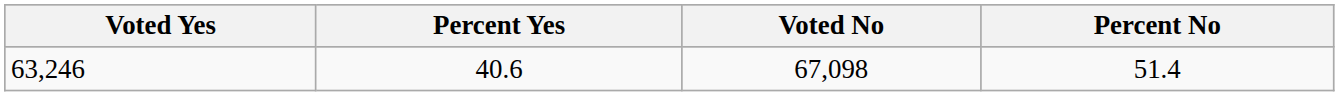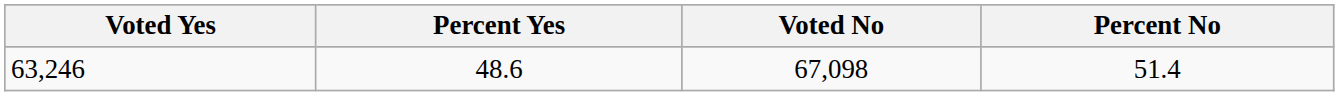(499, 68) 40.6 -> (499, 68) 48.6
